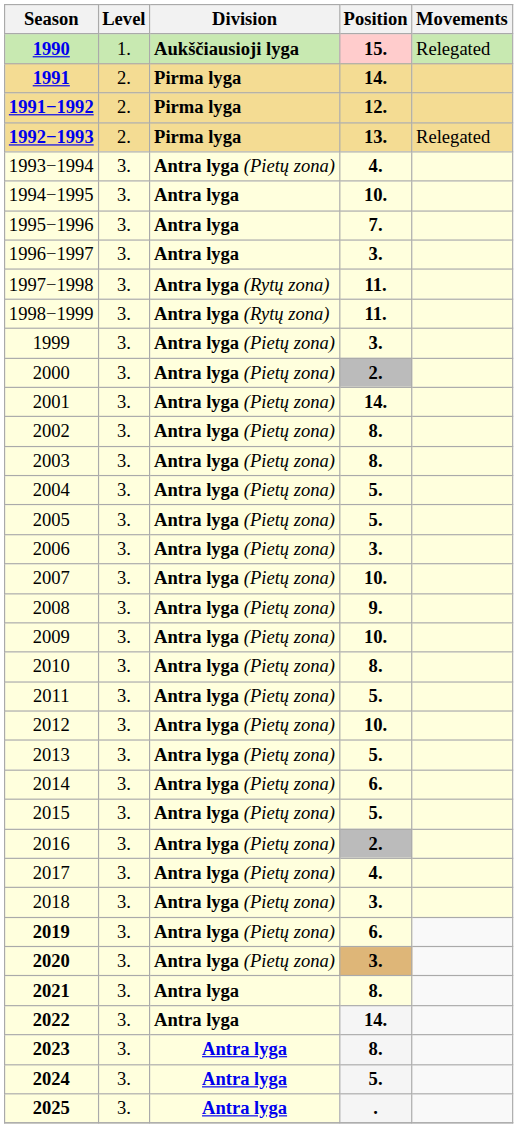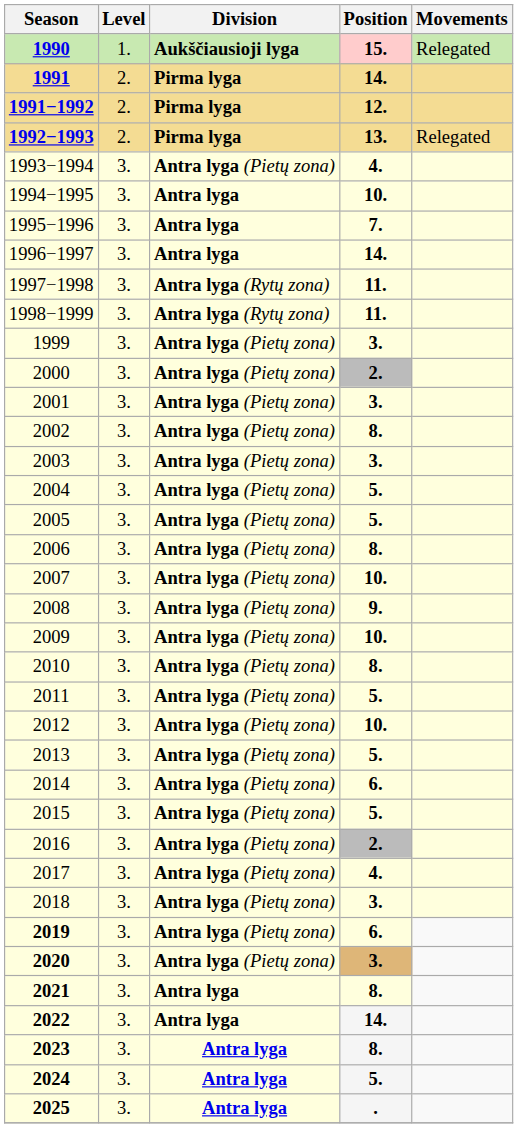(376, 254) 3. -> (376, 254) 14.
(376, 401) 14. -> (376, 401) 3.
(376, 460) 8. -> (376, 460) 3.
(376, 549) 3. -> (376, 549) 8.
